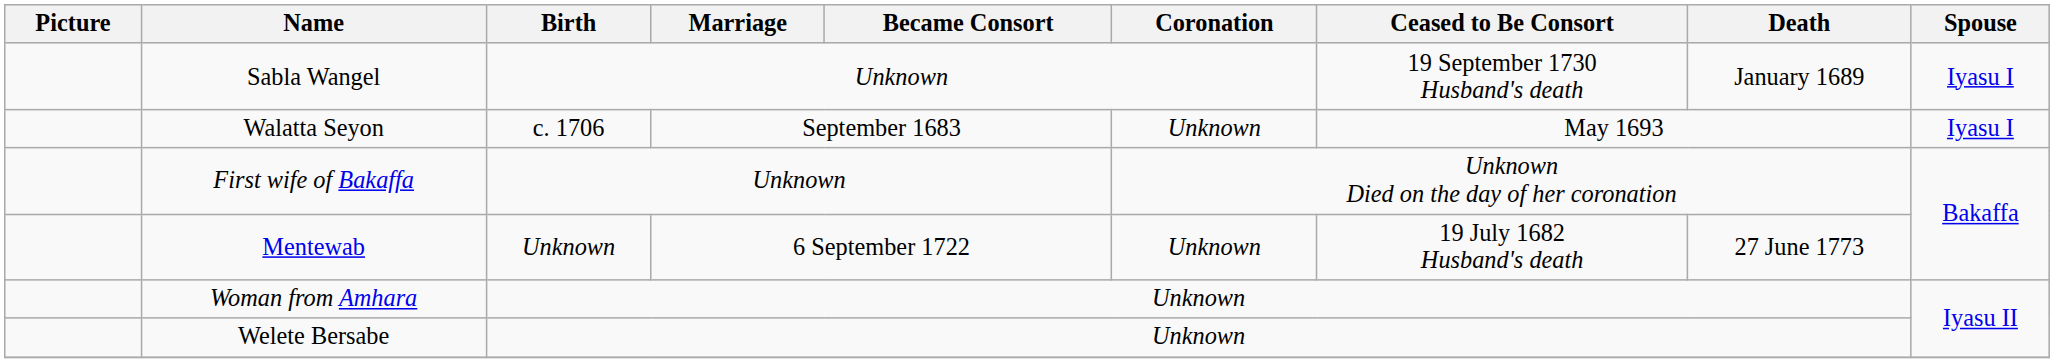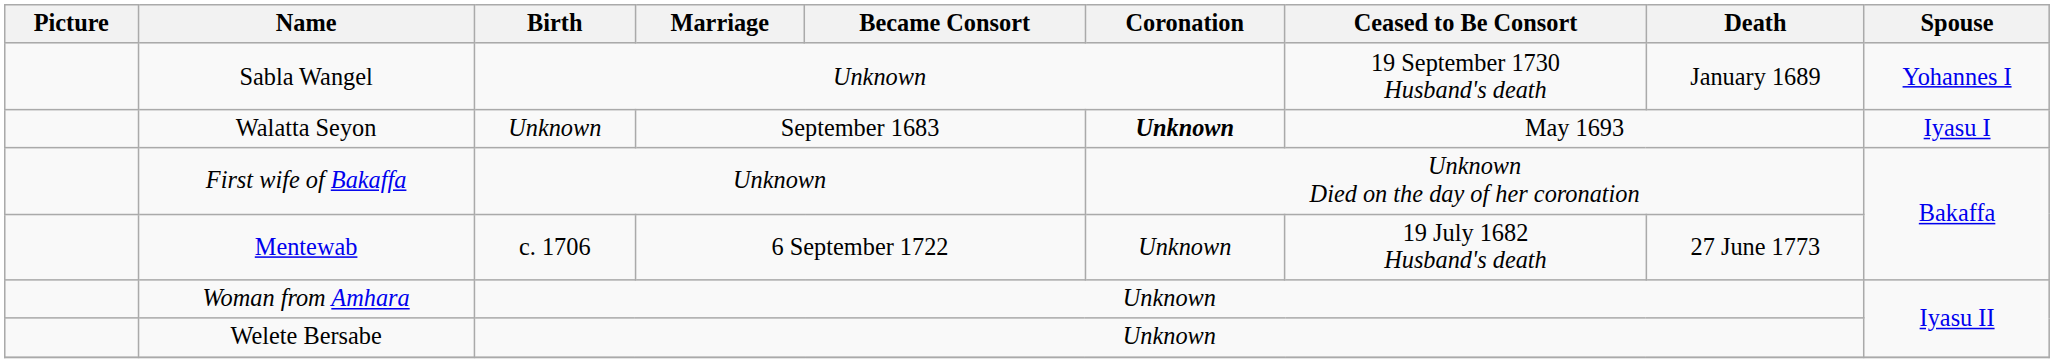(1980, 76) Iyasu I -> (1957, 76) Yohannes I
(569, 128) c. 1706 -> (555, 128) Unknown
(1214, 128) normal -> (1185, 128) bold
(569, 246) Unknown -> (555, 246) c. 1706
